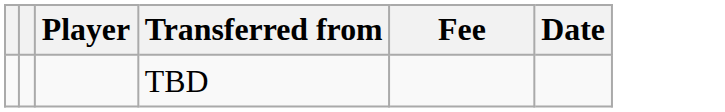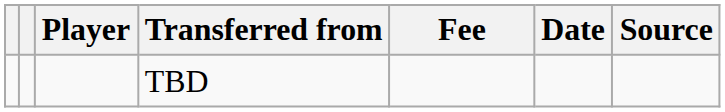+ column: (666, 29)
